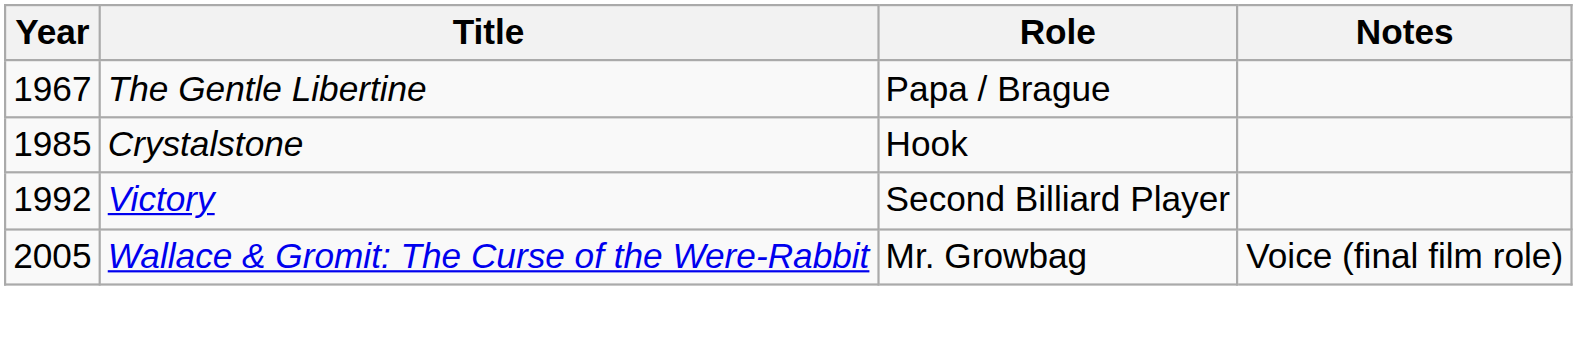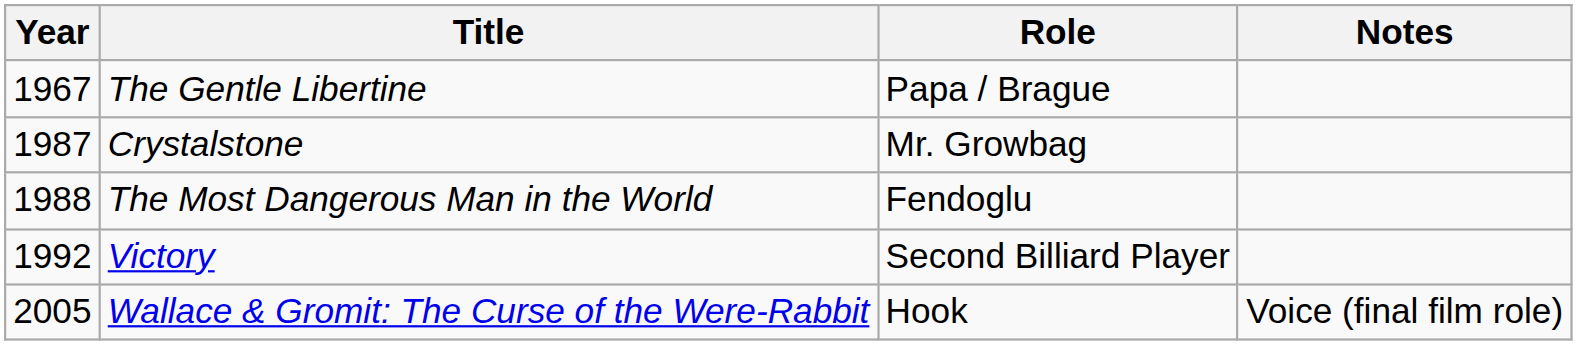(52, 144) 1985 -> (52, 144) 1987
(927, 144) Hook -> (986, 144) Mr. Growbag
+ row: (410, 199)
(986, 255) Mr. Growbag -> (927, 311) Hook
